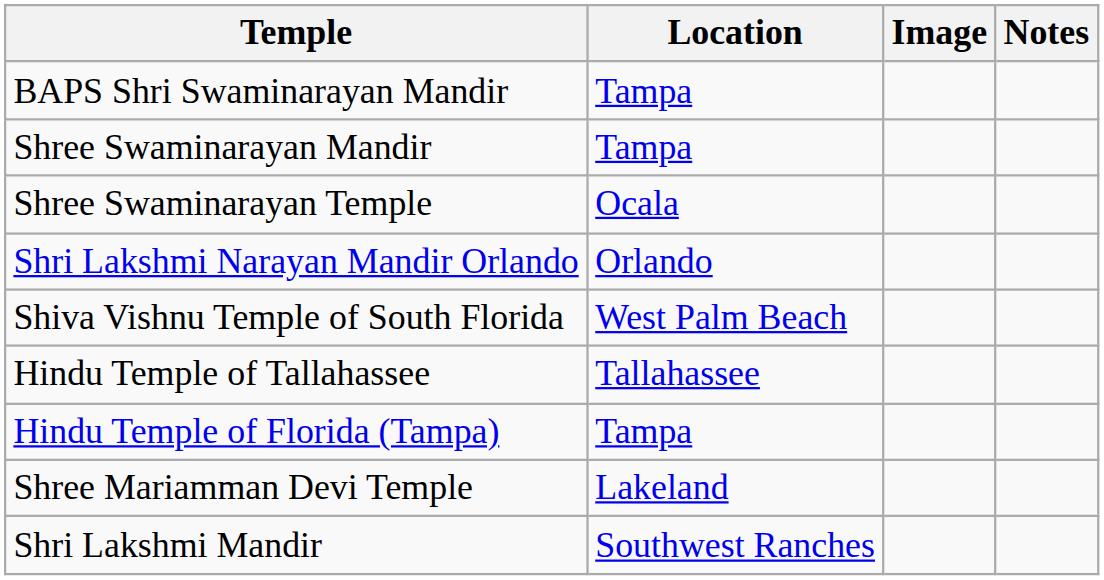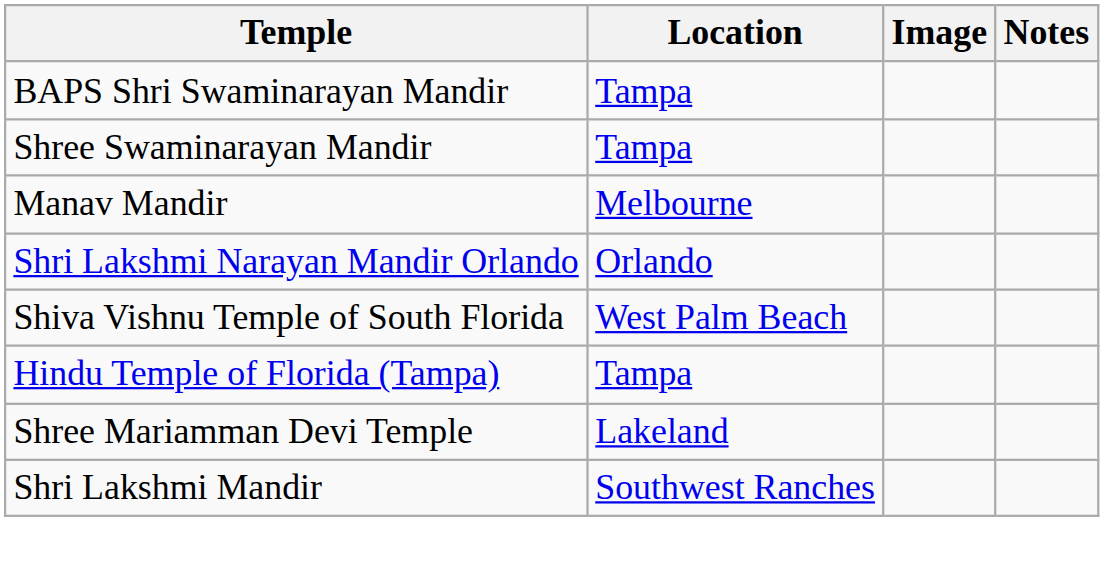+ row: (120, 203)
- row: (223, 203)
- row: (222, 373)
